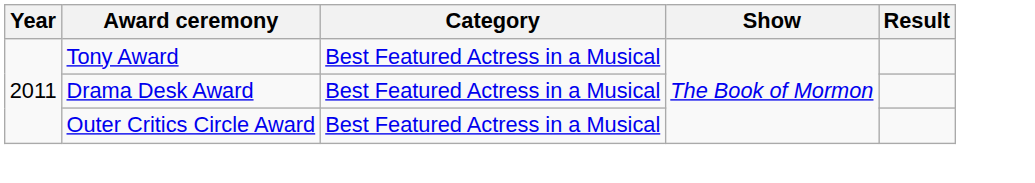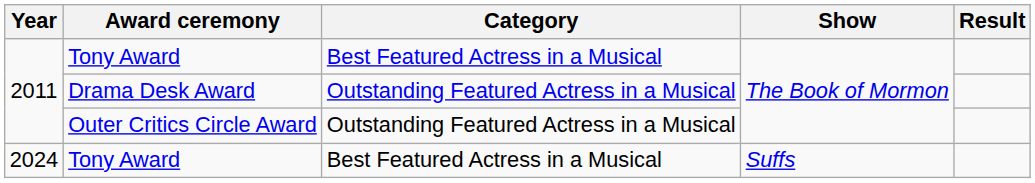(493, 90) Best Featured Actress in a Musical -> (531, 90) Outstanding Featured Actress in a Musical
(493, 125) Best Featured Actress in a Musical -> (531, 125) Outstanding Featured Actress in a Musical
+ row: (34, 159)
